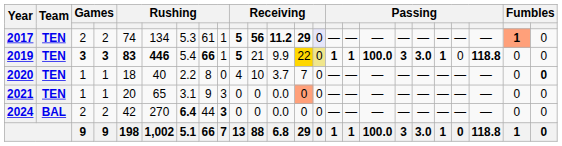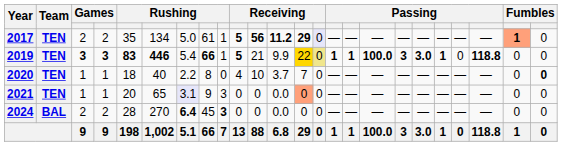(129, 38) 74 -> (129, 38) 35
(188, 38) 5.3 -> (188, 38) 5.0
(188, 94) no background -> (188, 94) lavender background
(129, 113) 42 -> (129, 113) 28
(208, 113) 44 -> (208, 113) 45
